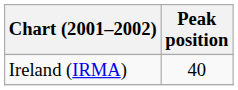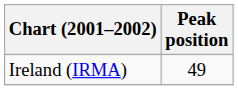(197, 69) 40 -> (197, 69) 49
